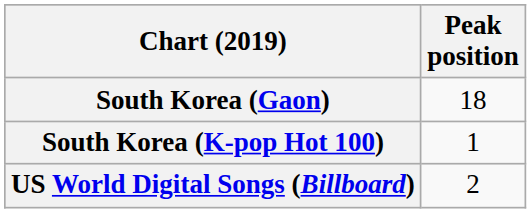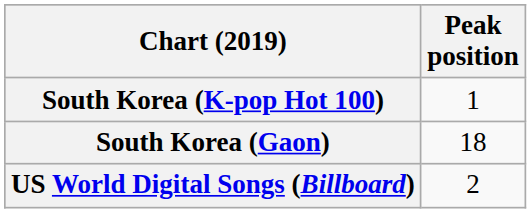rows swapped: (213, 99) <-> (213, 142)
